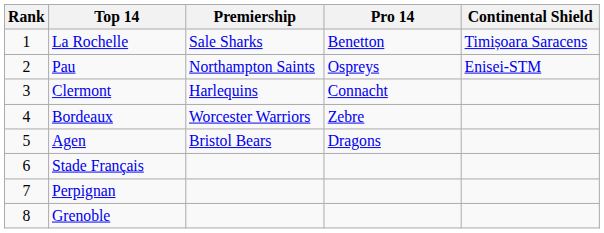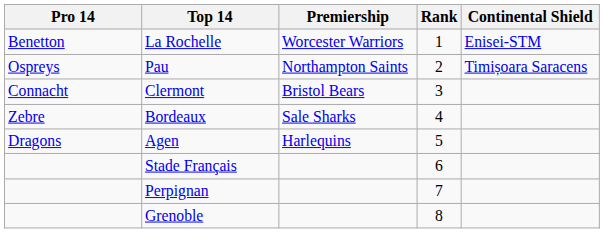columns swapped: (26, 16) <-> (393, 16)
(226, 41) Sale Sharks -> (343, 41) Worcester Warriors
(526, 41) Timișoara Saracens -> (503, 41) Enisei-STM
(503, 66) Enisei-STM -> (526, 66) Timișoara Saracens
(223, 91) Harlequins -> (323, 91) Bristol Bears
(250, 116) Worcester Warriors -> (319, 116) Sale Sharks
(230, 141) Bristol Bears -> (316, 141) Harlequins
